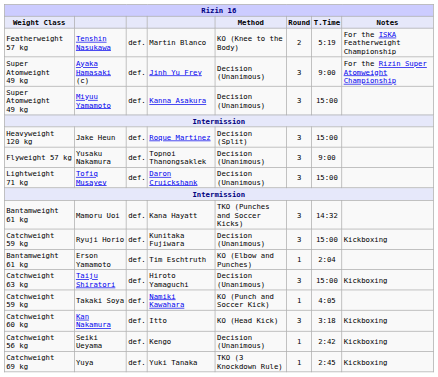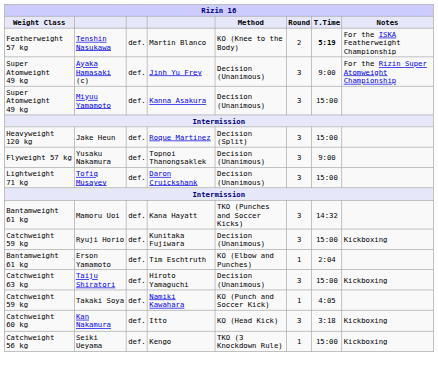(327, 43) normal -> (327, 43) bold
(241, 341) Decision (Unanimous) -> (250, 341) TKO (3 Knockdown Rule)
(327, 341) 2:42 -> (327, 341) 15:00
- row: (85, 362)
